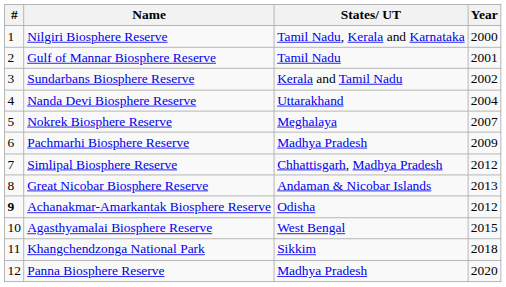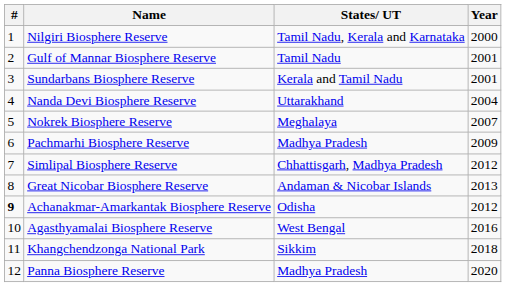(484, 79) 2002 -> (484, 79) 2001
(484, 228) 2015 -> (484, 228) 2016
